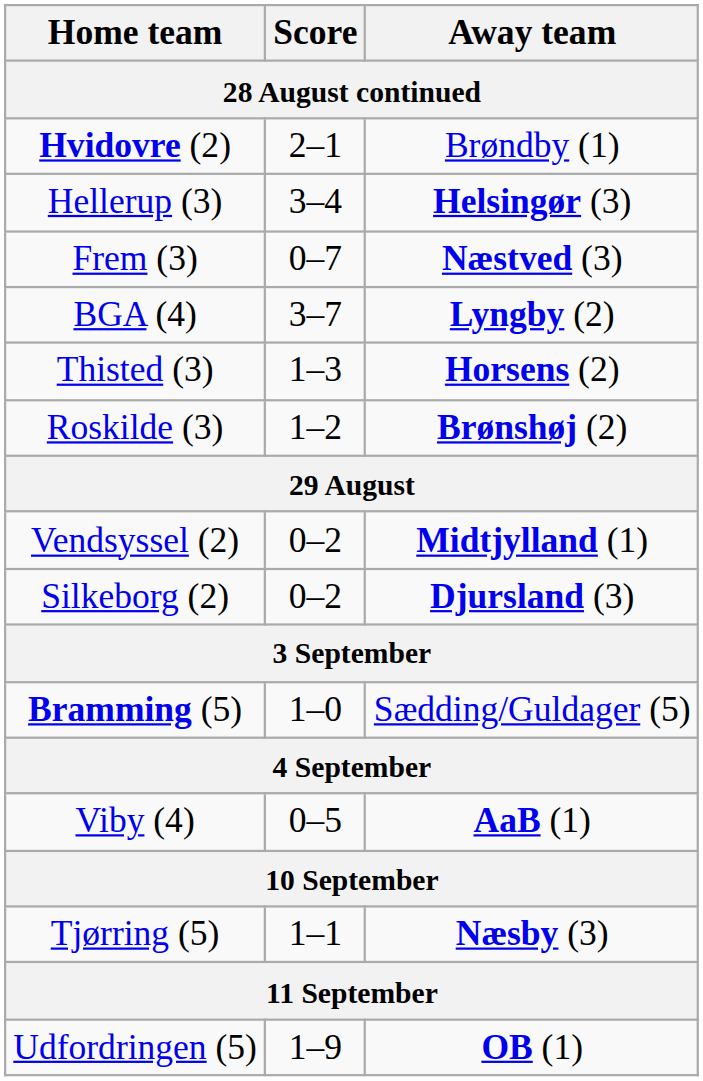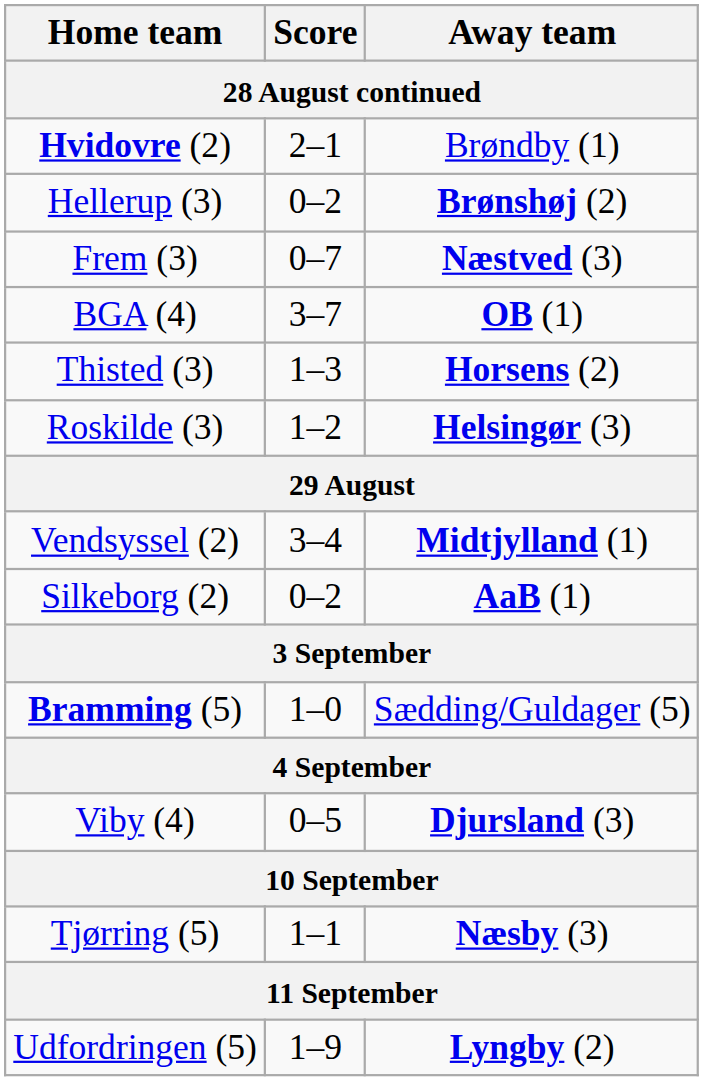(315, 201) 3–4 -> (315, 201) 0–2
(532, 201) Helsingør (3) -> (532, 201) Brønshøj (2)
(532, 314) Lyngby (2) -> (532, 314) OB (1)
(532, 426) Brønshøj (2) -> (532, 426) Helsingør (3)
(315, 539) 0–2 -> (315, 539) 3–4
(532, 595) Djursland (3) -> (532, 595) AaB (1)
(532, 821) AaB (1) -> (532, 821) Djursland (3)
(532, 1046) OB (1) -> (532, 1046) Lyngby (2)
